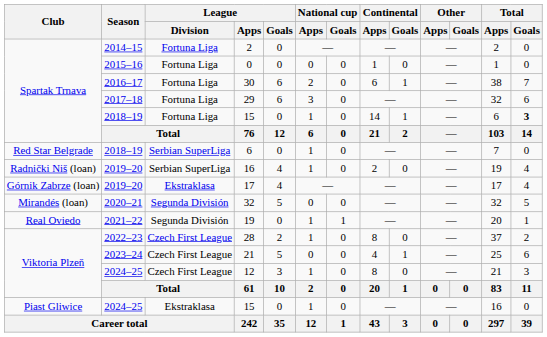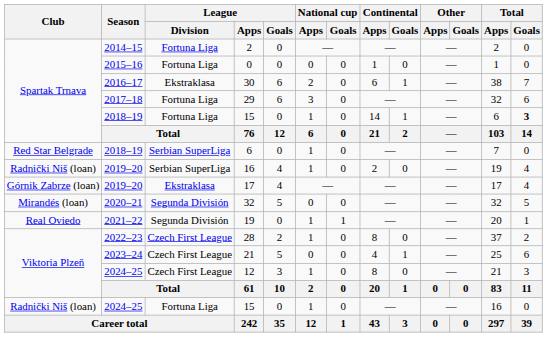(190, 82) Fortuna Liga -> (190, 82) Ekstraklasa
(53, 306) Piast Gliwice -> (53, 306) Radnički Niš (loan)
(190, 306) Ekstraklasa -> (190, 306) Fortuna Liga
